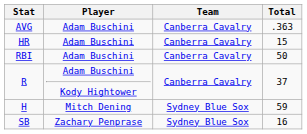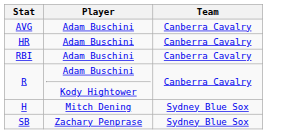- column: (282, 12)
